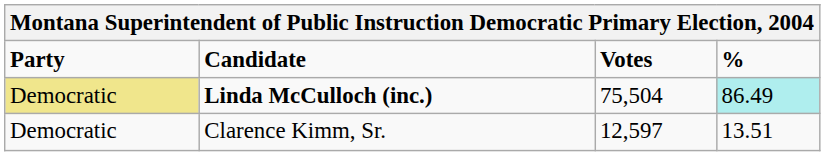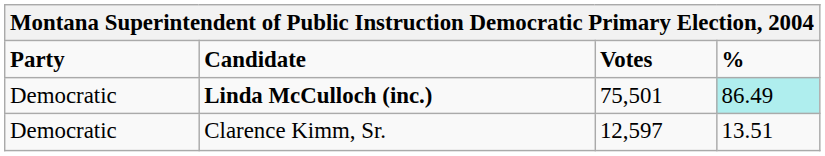(63, 95) khaki background -> (63, 95) no background
(631, 95) 75,504 -> (631, 95) 75,501
